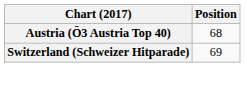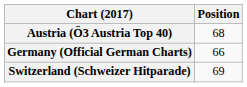+ row: (100, 52)
